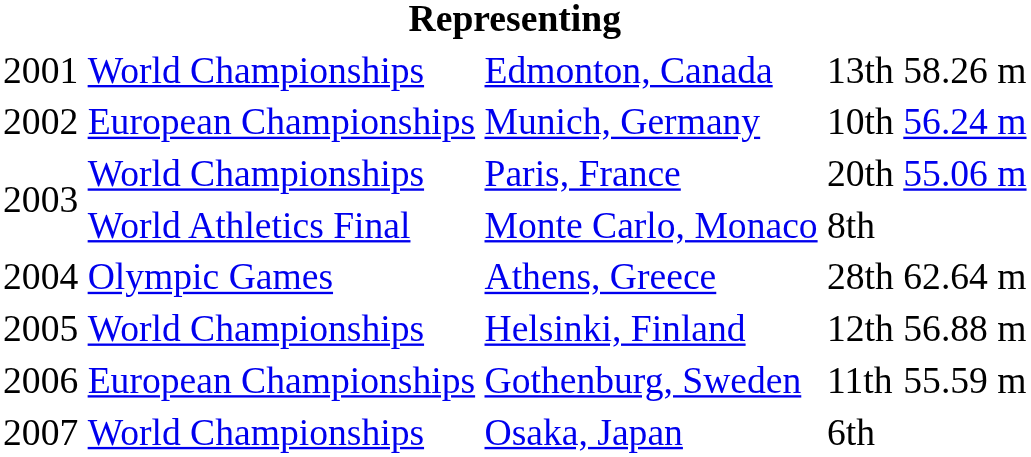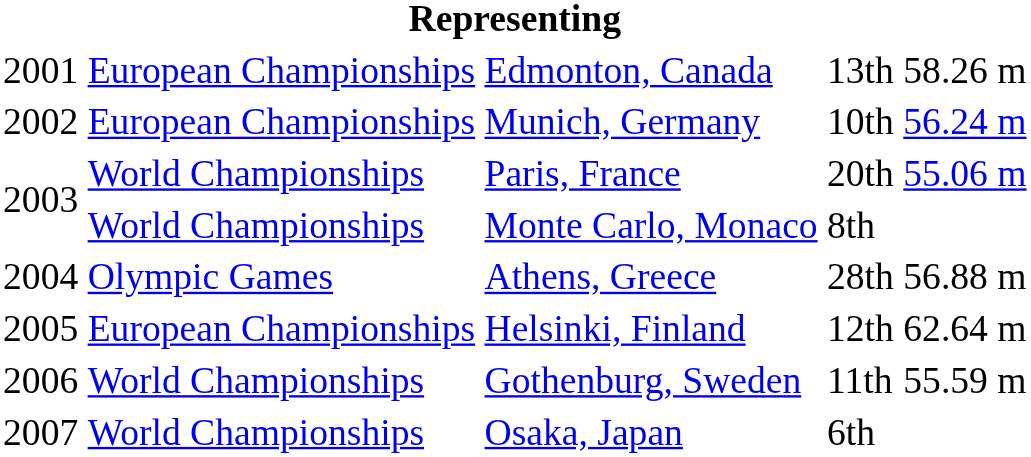(256, 70) World Championships -> (281, 70) European Championships
(249, 225) World Athletics Final -> (256, 225) World Championships
(965, 277) 62.64 m -> (965, 277) 56.88 m
(256, 328) World Championships -> (281, 328) European Championships
(965, 328) 56.88 m -> (965, 328) 62.64 m
(281, 380) European Championships -> (256, 380) World Championships
